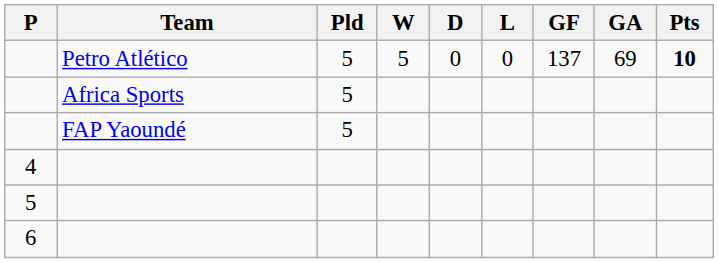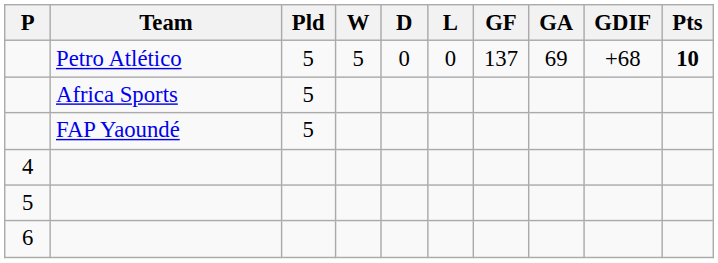+ column: (623, 22)
